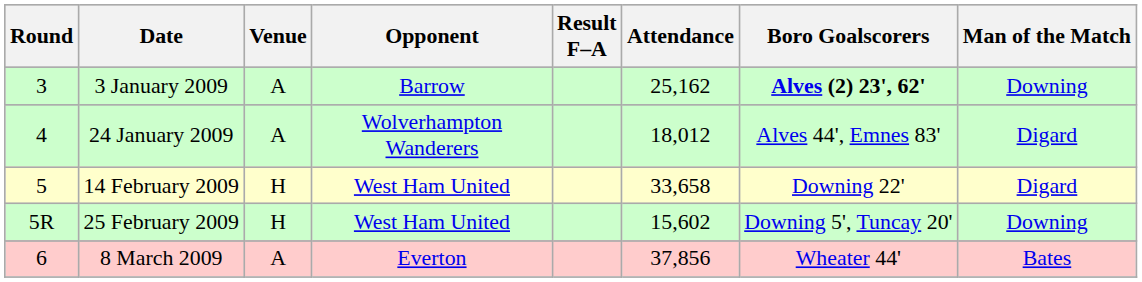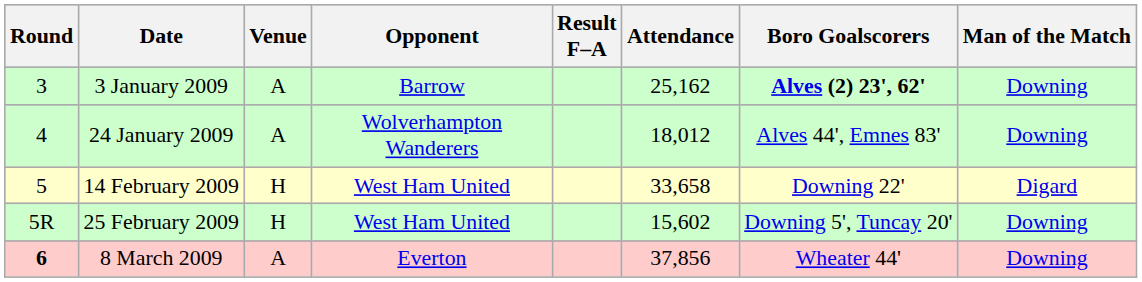(1047, 135) Digard -> (1047, 135) Downing
(42, 258) normal -> (42, 258) bold
(1047, 258) Bates -> (1047, 258) Downing
